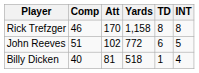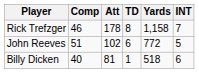columns swapped: (139, 12) <-> (164, 12)
(112, 28) 170 -> (112, 28) 178
(178, 28) 8 -> (178, 28) 7
(178, 60) 4 -> (178, 60) 6
